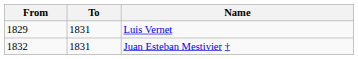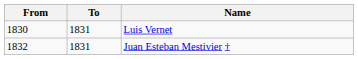(17, 29) 1829 -> (17, 29) 1830
